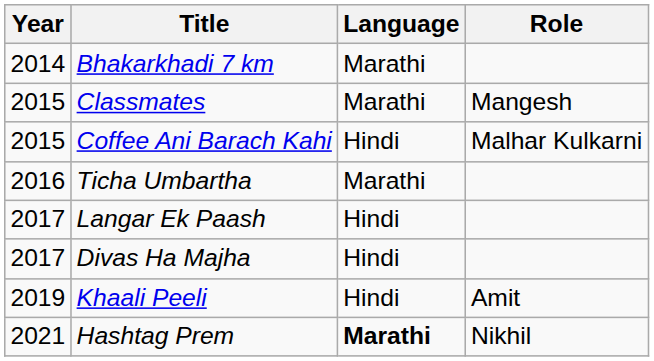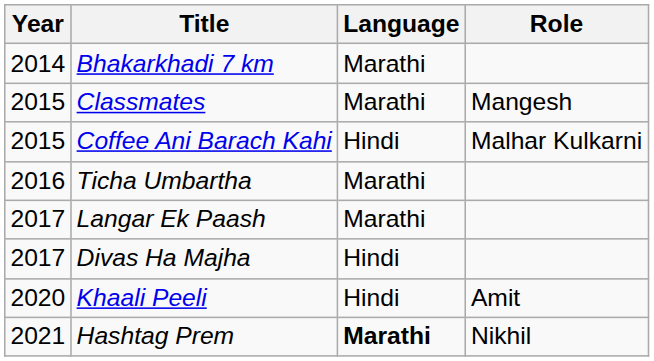(371, 219) Hindi -> (384, 219) Marathi
(38, 297) 2019 -> (38, 297) 2020
